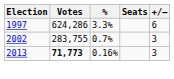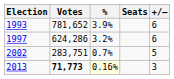+ row: (17, 25)
(102, 25) 3.3% -> (102, 39) 3.2%
(70, 39) 283,755 -> (70, 53) 283,751
(154, 39) 3 -> (154, 53) 5
(105, 53) no background -> (105, 67) lightyellow background
